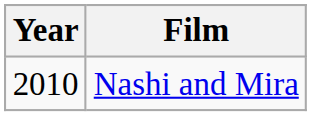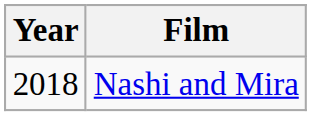(46, 82) 2010 -> (46, 82) 2018
